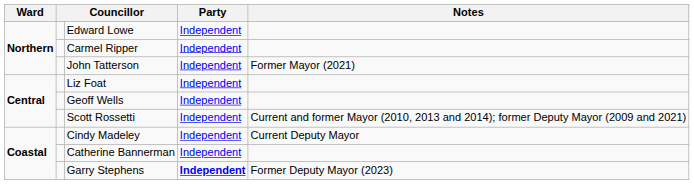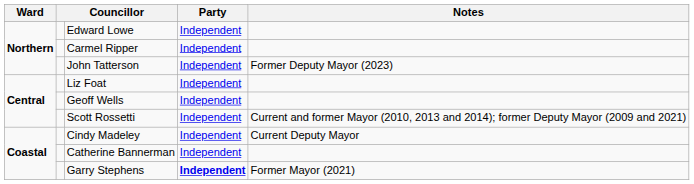(303, 65) Former Mayor (2021) -> (322, 65) Former Deputy Mayor (2023)
(322, 170) Former Deputy Mayor (2023) -> (303, 170) Former Mayor (2021)
